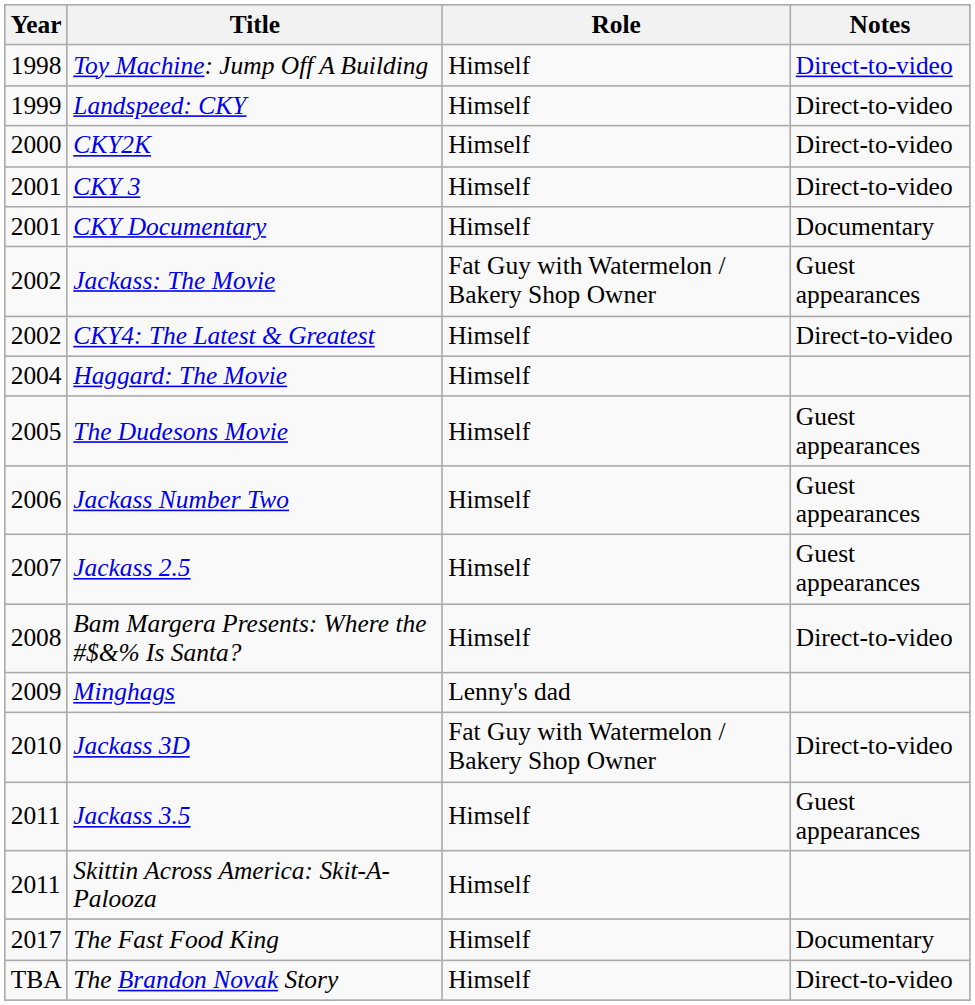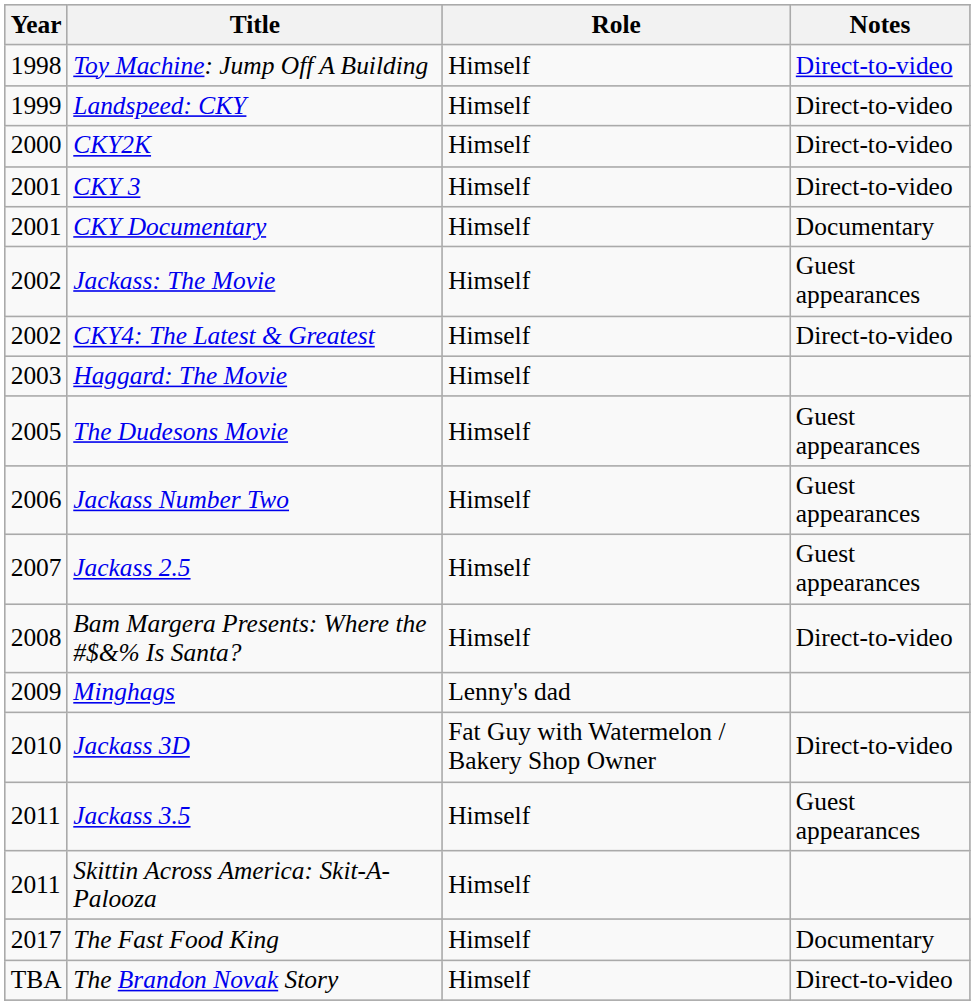(587, 281) Fat Guy with Watermelon / Bakery Shop Owner -> (489, 281) Himself
(36, 376) 2004 -> (36, 376) 2003
